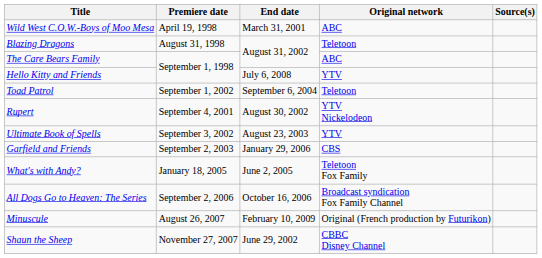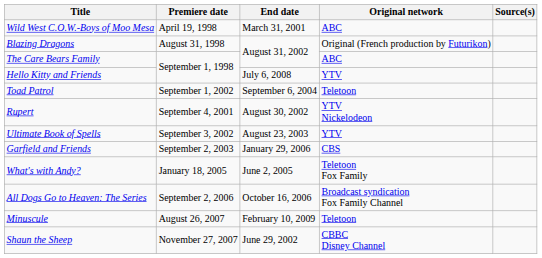(339, 43) Teletoon -> (406, 43) Original (French production by Futurikon)
(406, 218) Original (French production by Futurikon) -> (339, 218) Teletoon
